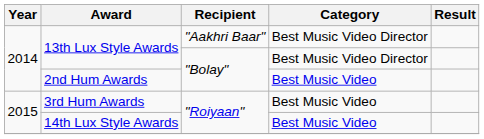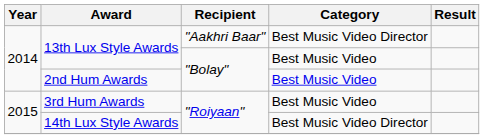(350, 58) Best Music Video Director -> (324, 58) Best Music Video
(324, 123) Best Music Video -> (350, 123) Best Music Video Director
